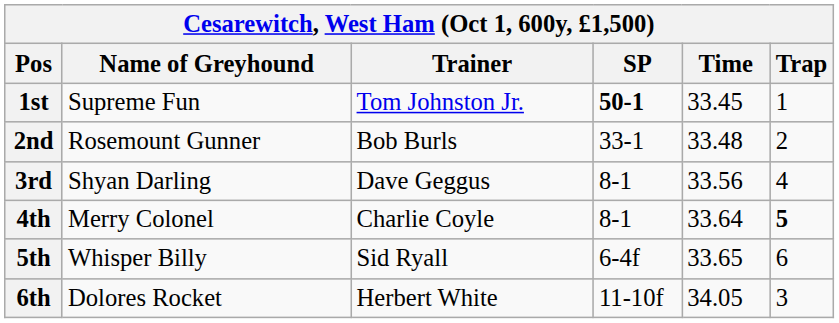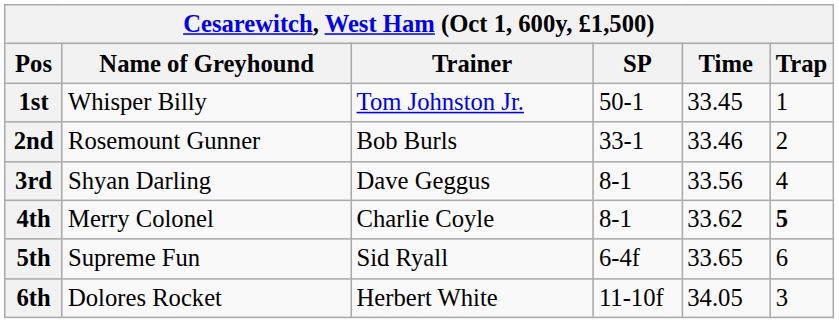(134, 102) Supreme Fun -> (137, 102) Whisper Billy
(622, 102) bold -> (622, 102) normal
(715, 141) 33.48 -> (715, 141) 33.46
(715, 219) 33.64 -> (715, 219) 33.62
(137, 258) Whisper Billy -> (134, 258) Supreme Fun
